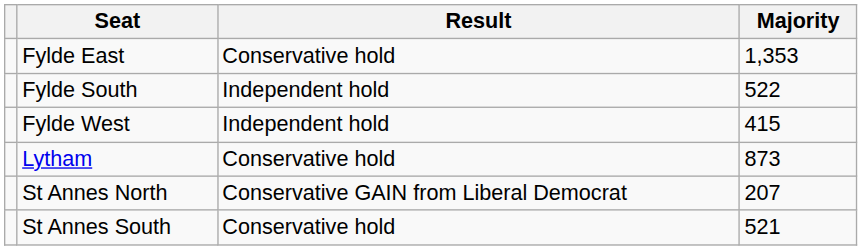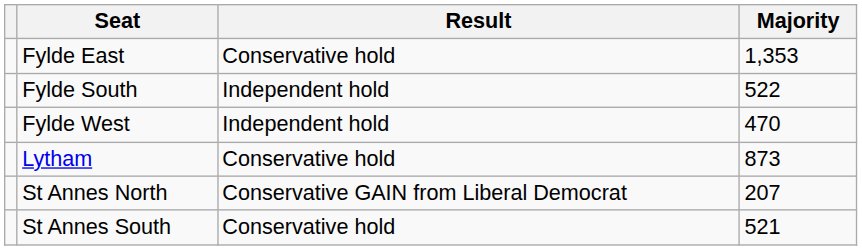(763, 124) 415 -> (763, 124) 470
